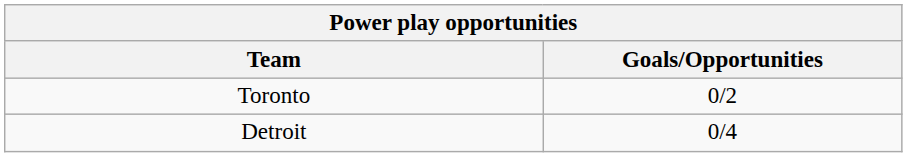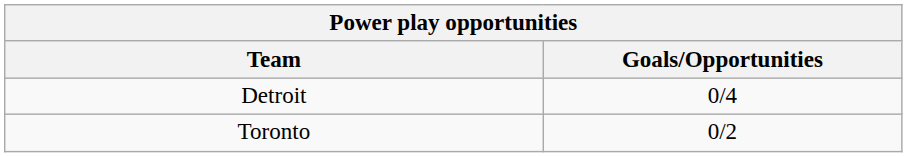rows swapped: (274, 95) <-> (274, 132)
